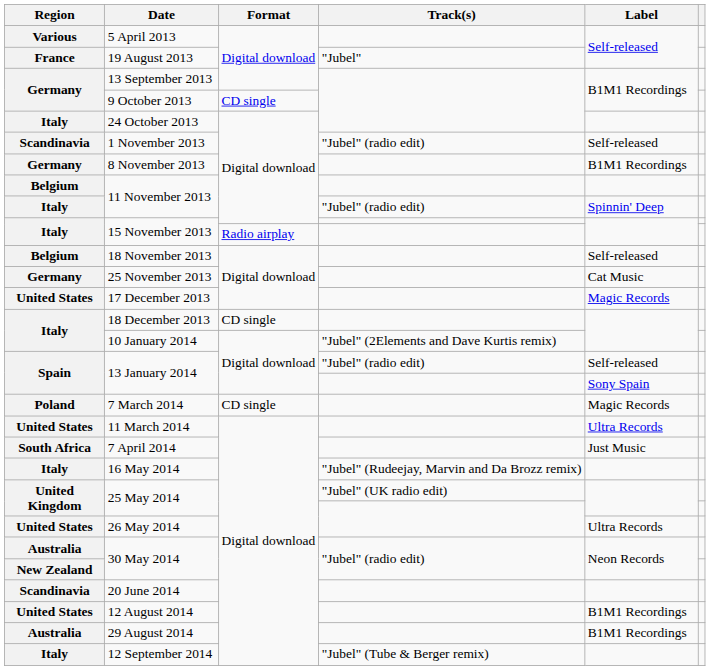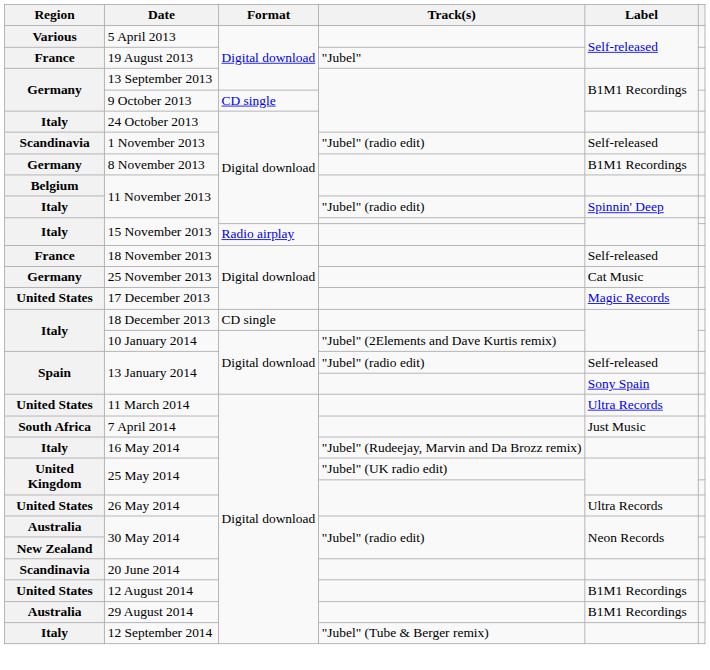(55, 255) Belgium -> (55, 255) France
- row: (145, 405)
